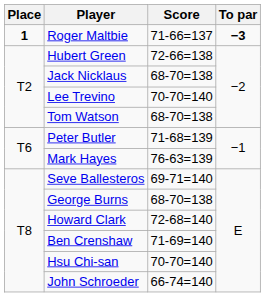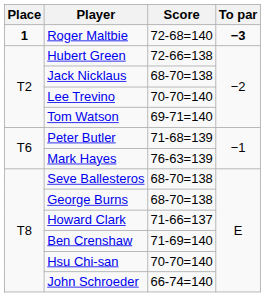(182, 35) 71-66=137 -> (182, 35) 72-68=140
(182, 117) 68-70=138 -> (182, 117) 69-71=140
(182, 179) 69-71=140 -> (182, 179) 68-70=138
(182, 220) 72-68=140 -> (182, 220) 71-66=137
